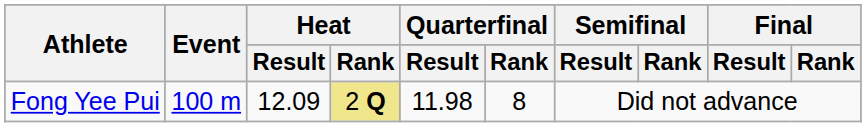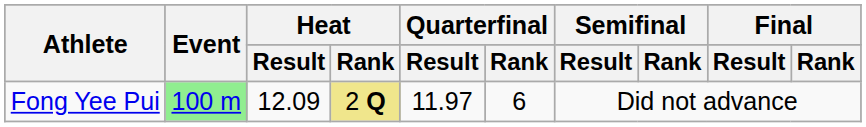(206, 102) no background -> (206, 102) lightgreen background
(442, 102) 11.98 -> (442, 102) 11.97
(519, 102) 8 -> (519, 102) 6
